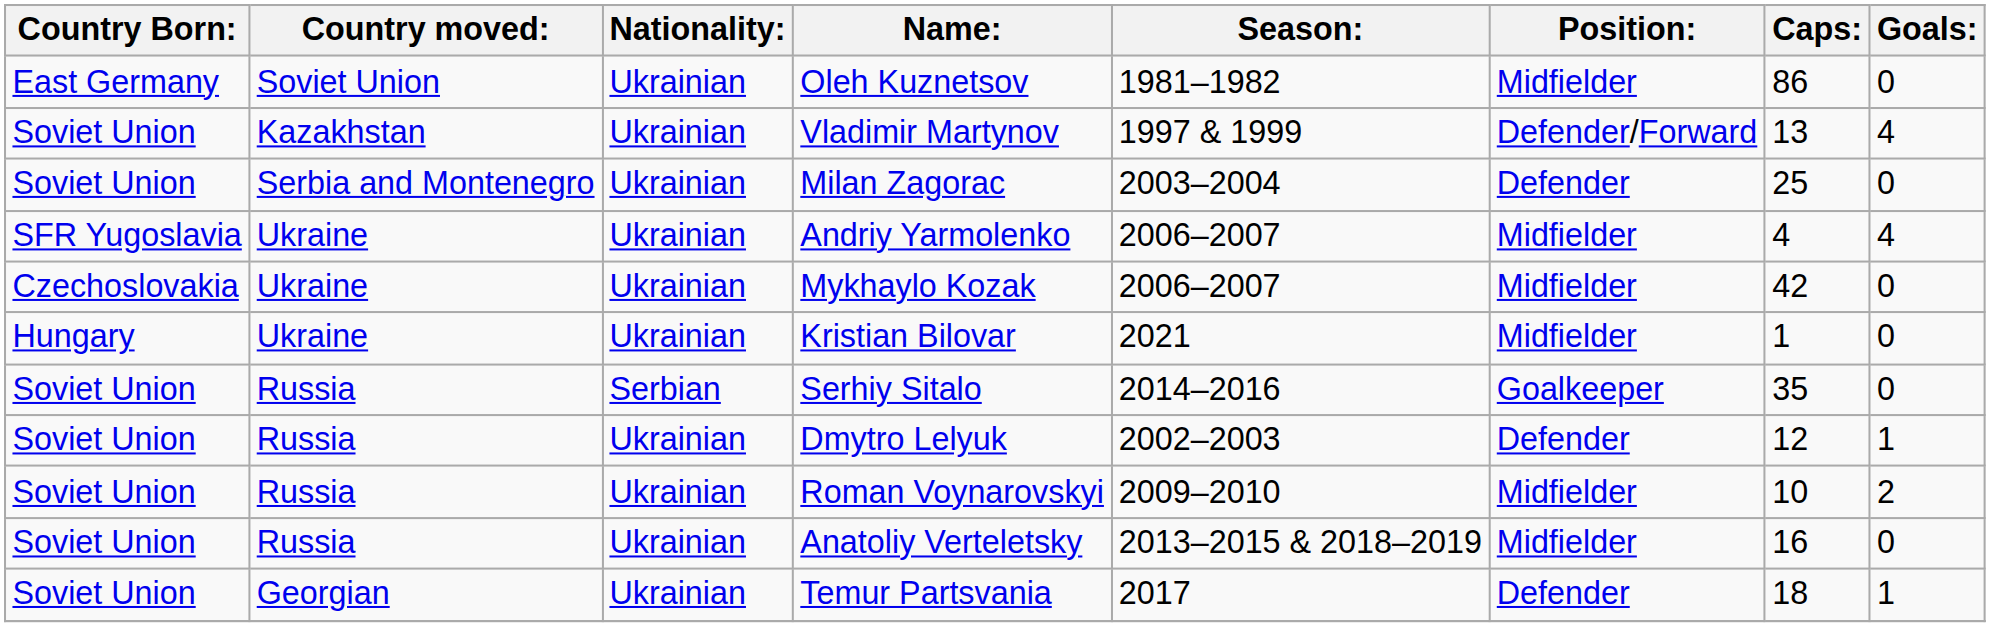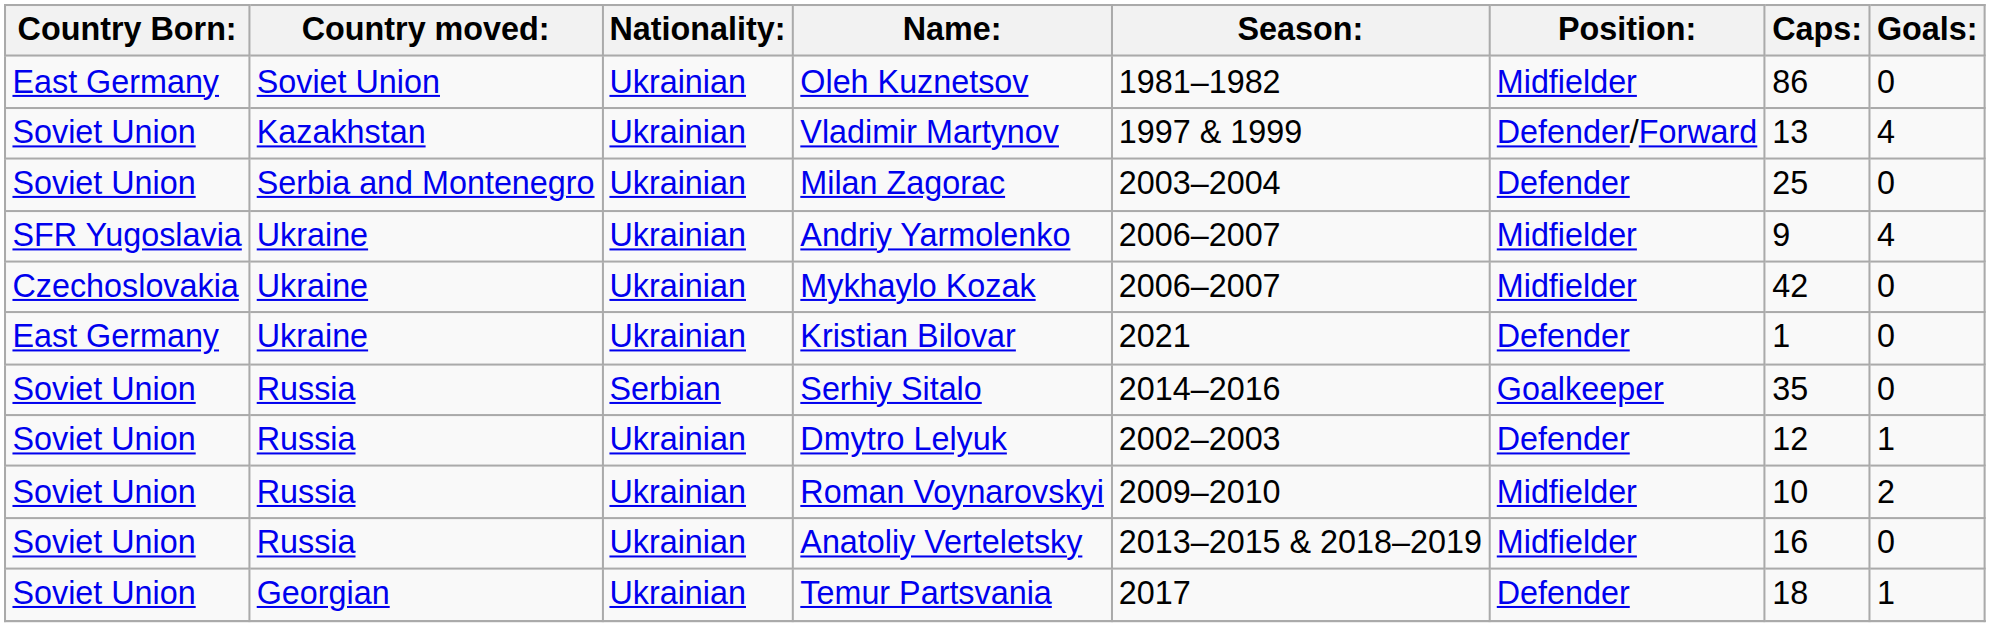(1781, 235) 4 -> (1781, 235) 9
(74, 337) Hungary -> (116, 337) East Germany
(1567, 337) Midfielder -> (1563, 337) Defender
